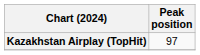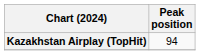(172, 41) 97 -> (172, 41) 94
